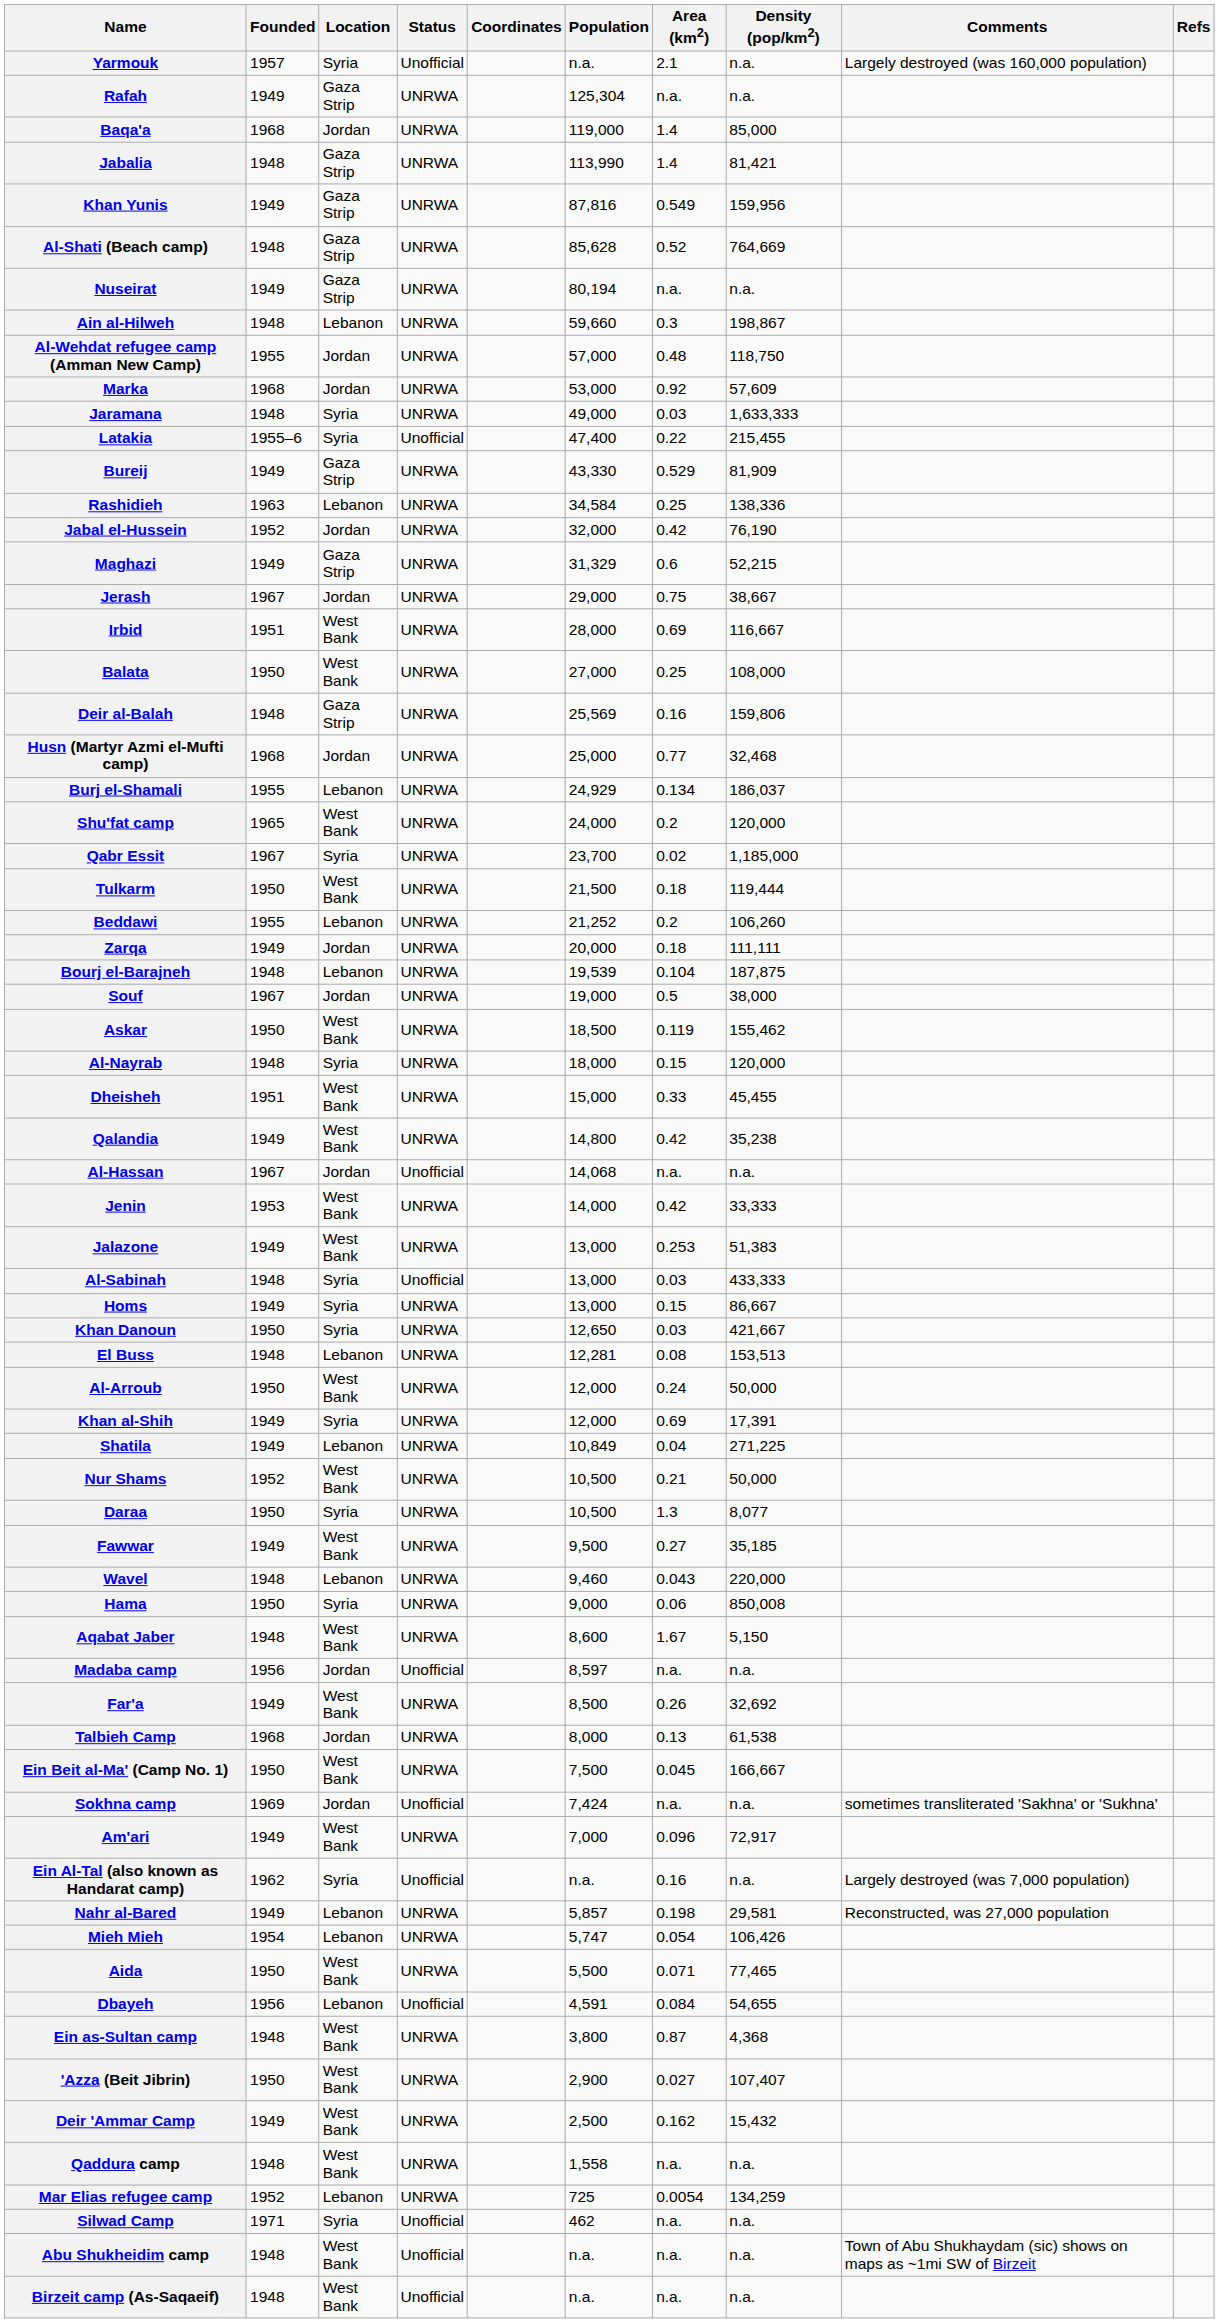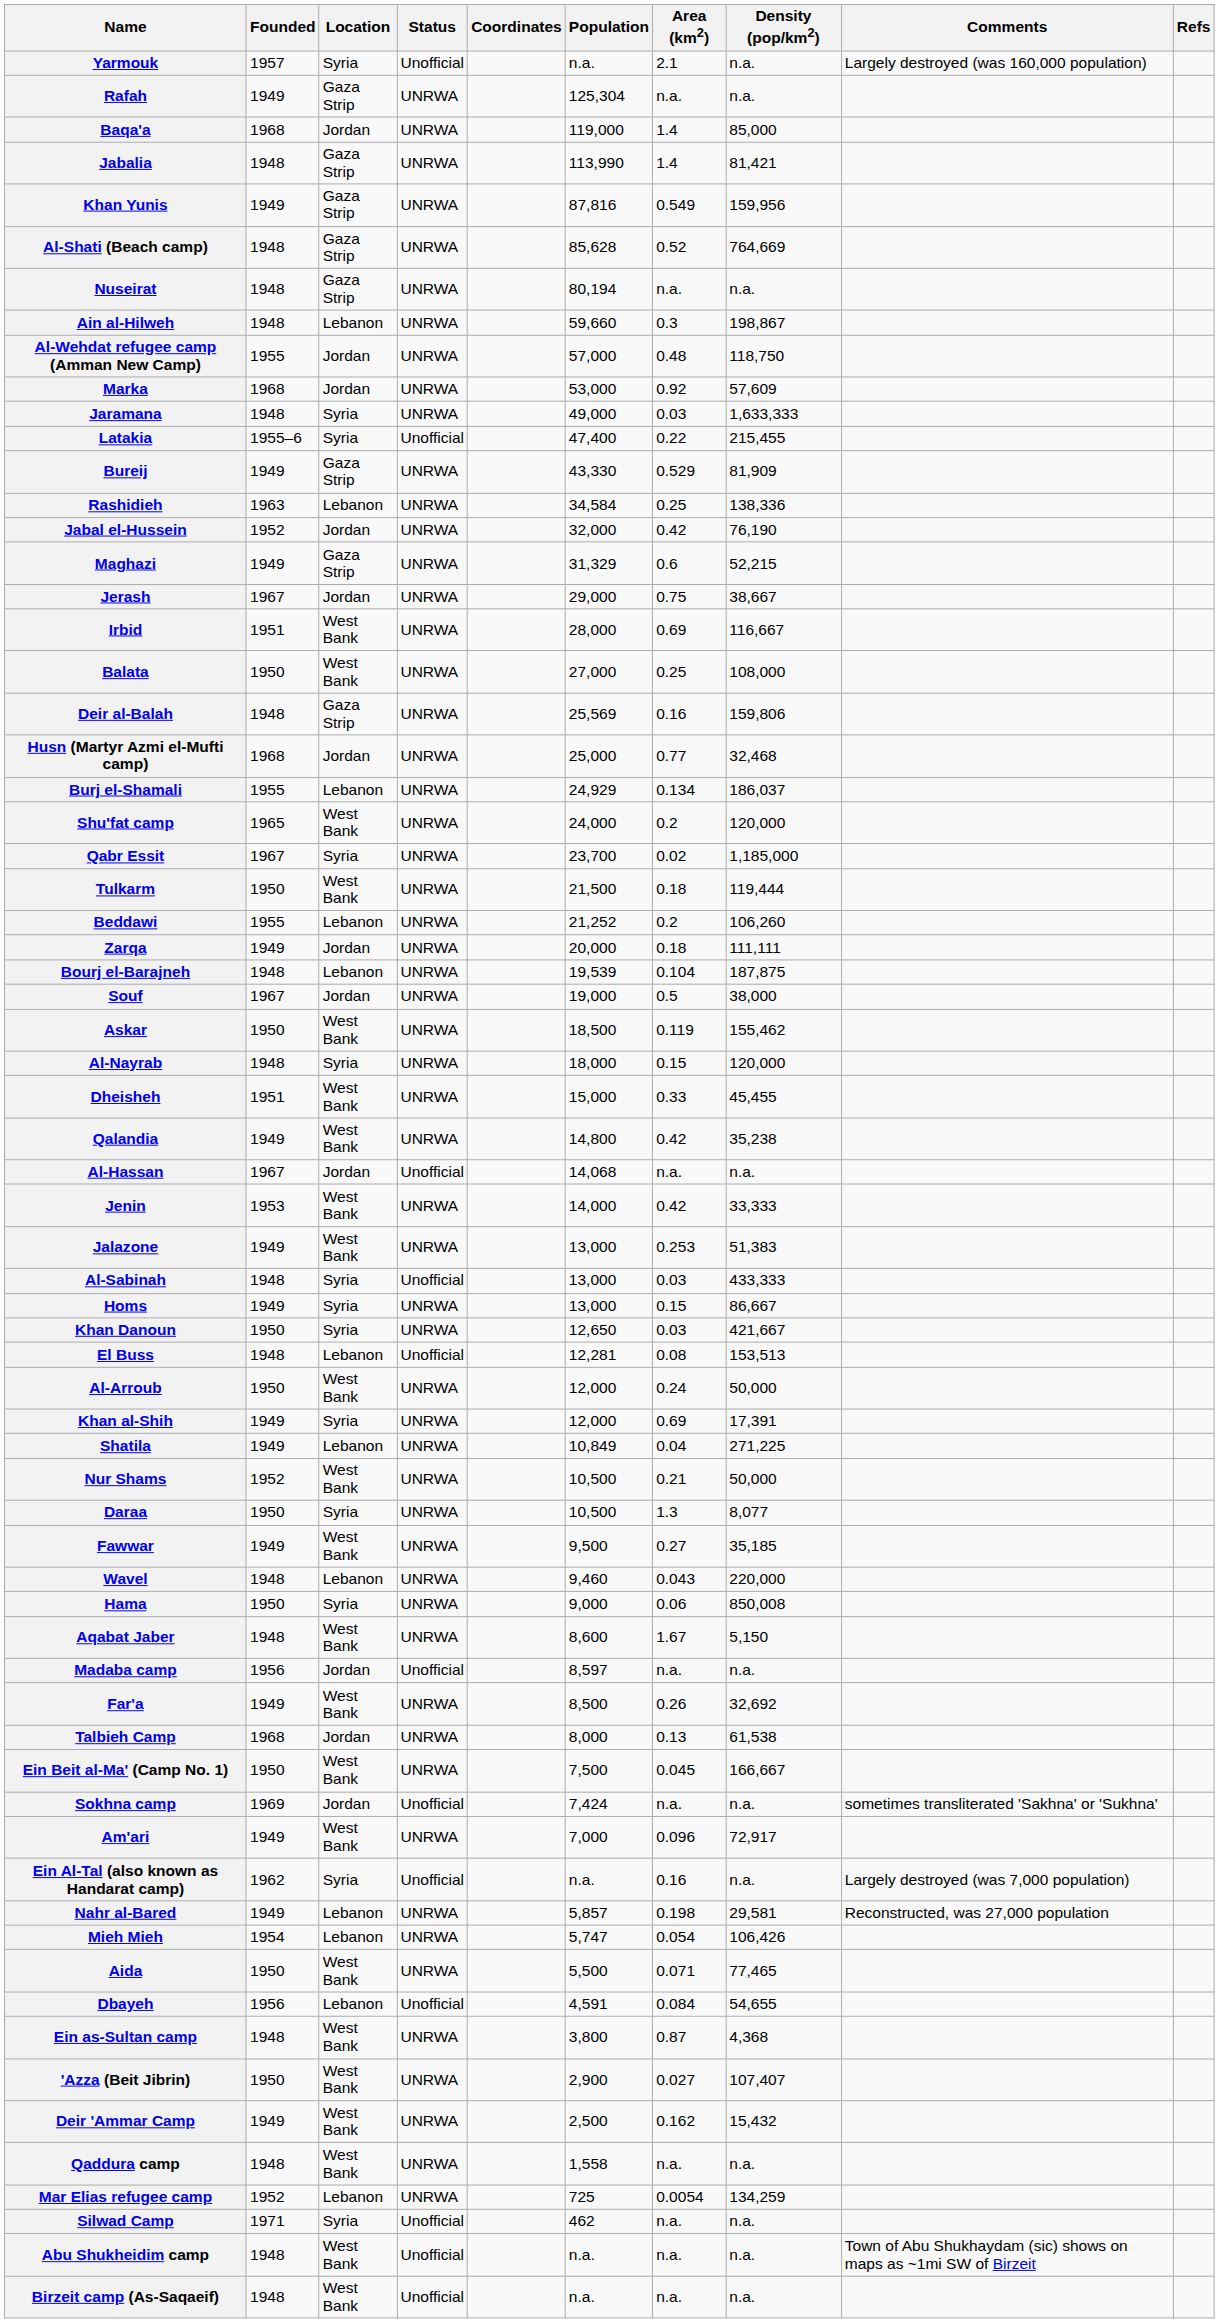(267, 289) 1949 -> (267, 289) 1948
(429, 1354) UNRWA -> (432, 1354) Unofficial
